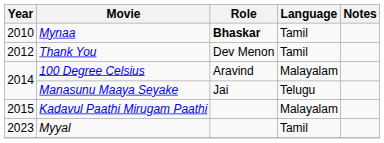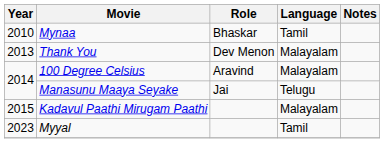(237, 33) bold -> (235, 33) normal
(20, 52) 2012 -> (20, 52) 2013
(294, 52) Tamil -> (309, 52) Malayalam
